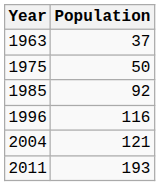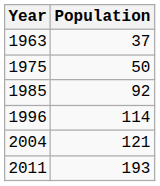(136, 117) 116 -> (136, 117) 114
